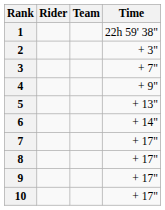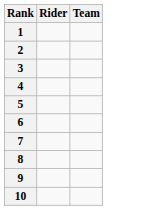- column: (132, 13)
